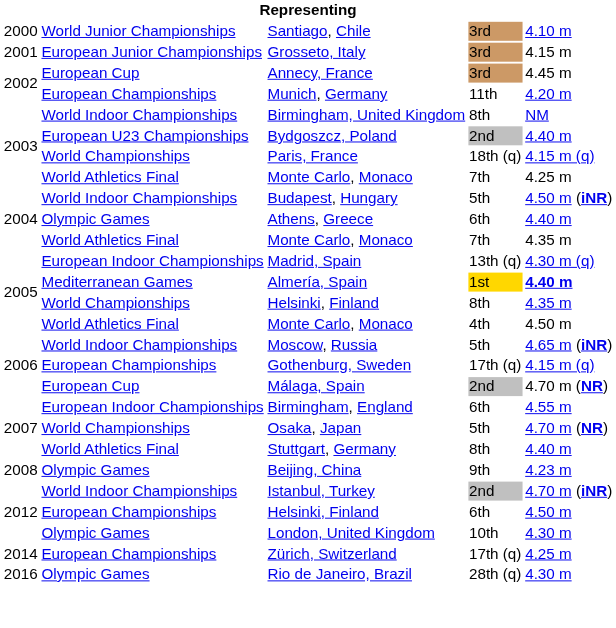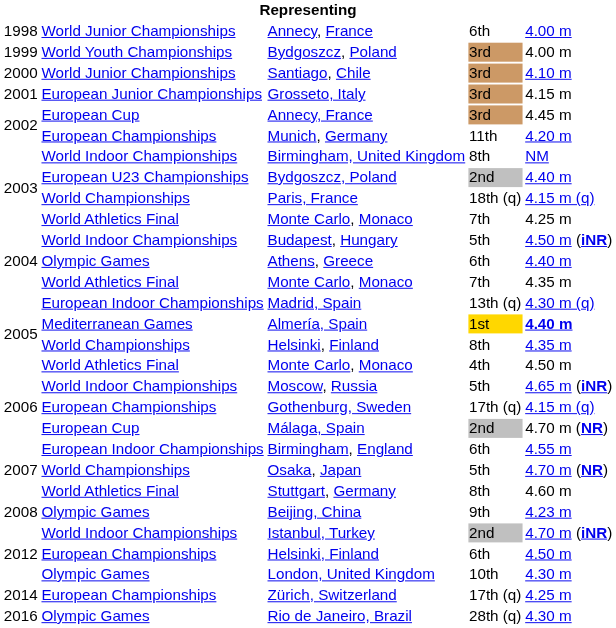+ row: (21, 31)
+ row: (21, 52)
(548, 449) 4.40 m -> (548, 491) 4.60 m
